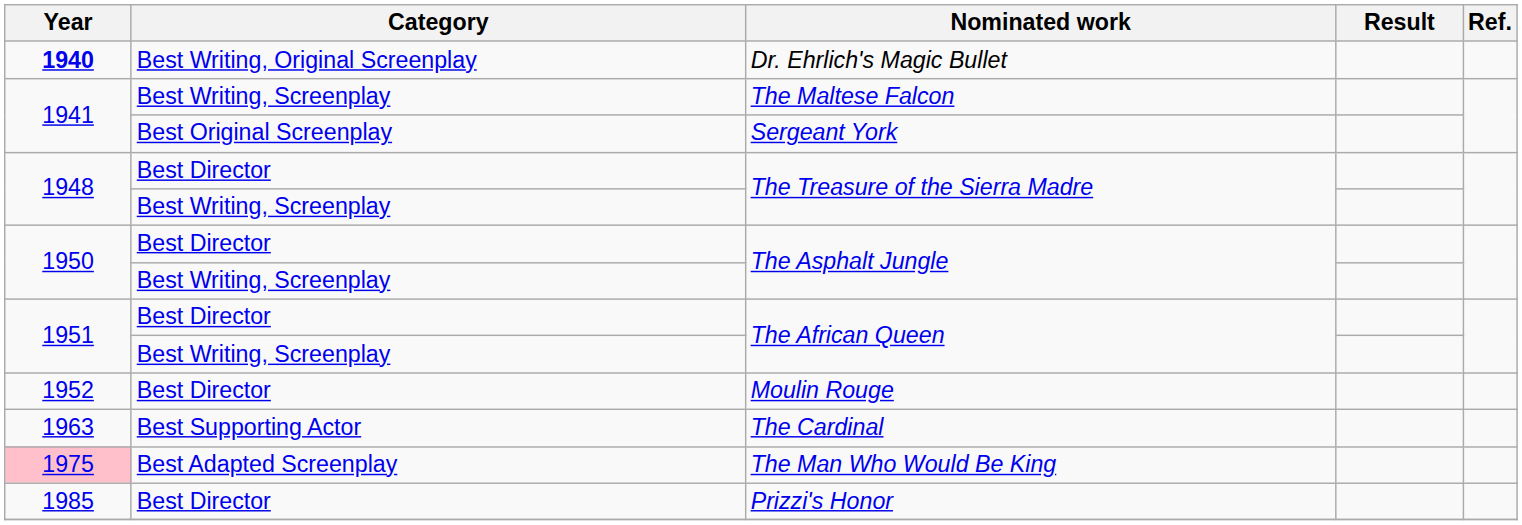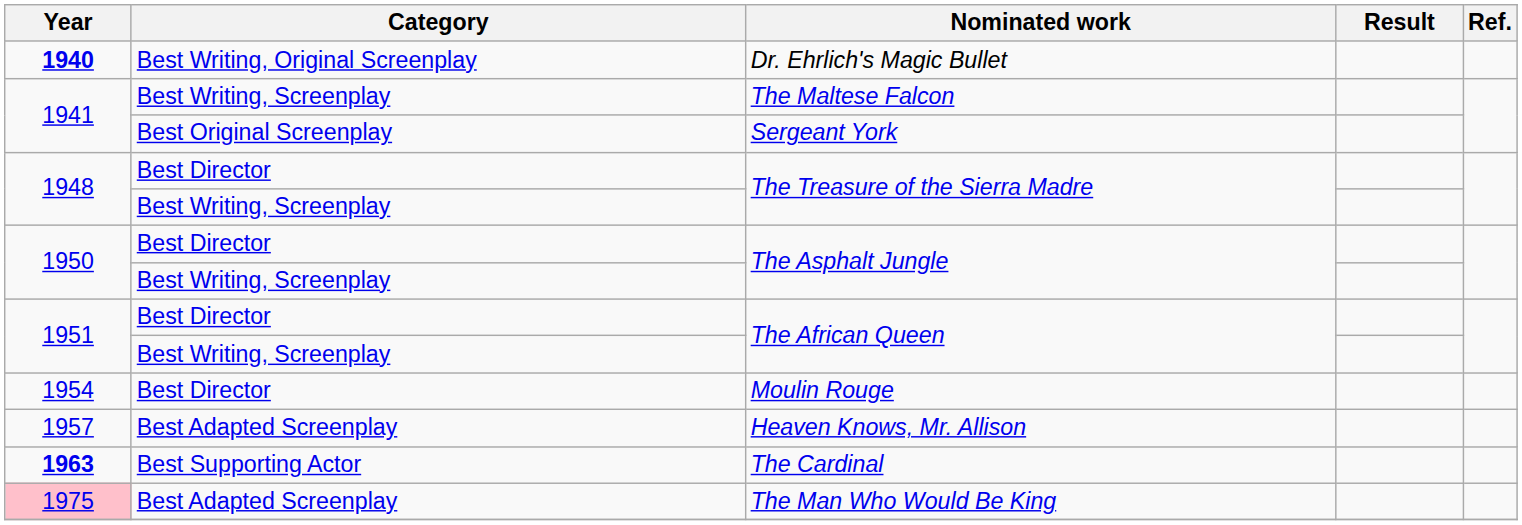(68, 390) 1952 -> (68, 390) 1954
+ row: (267, 427)
(68, 427) normal -> (68, 464) bold
- row: (204, 501)
